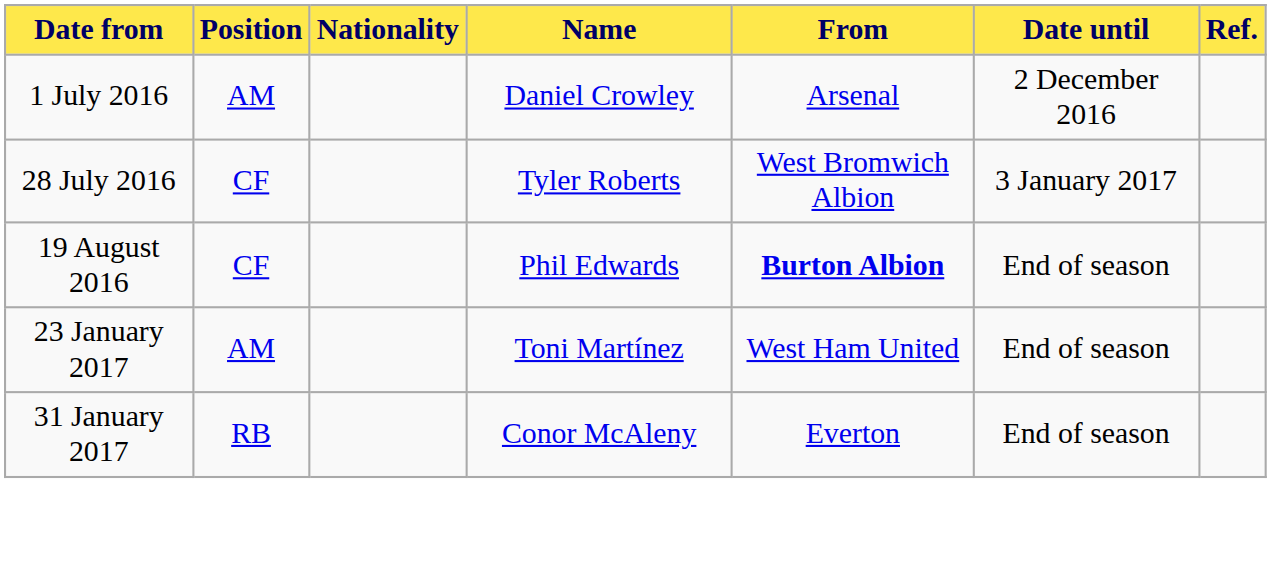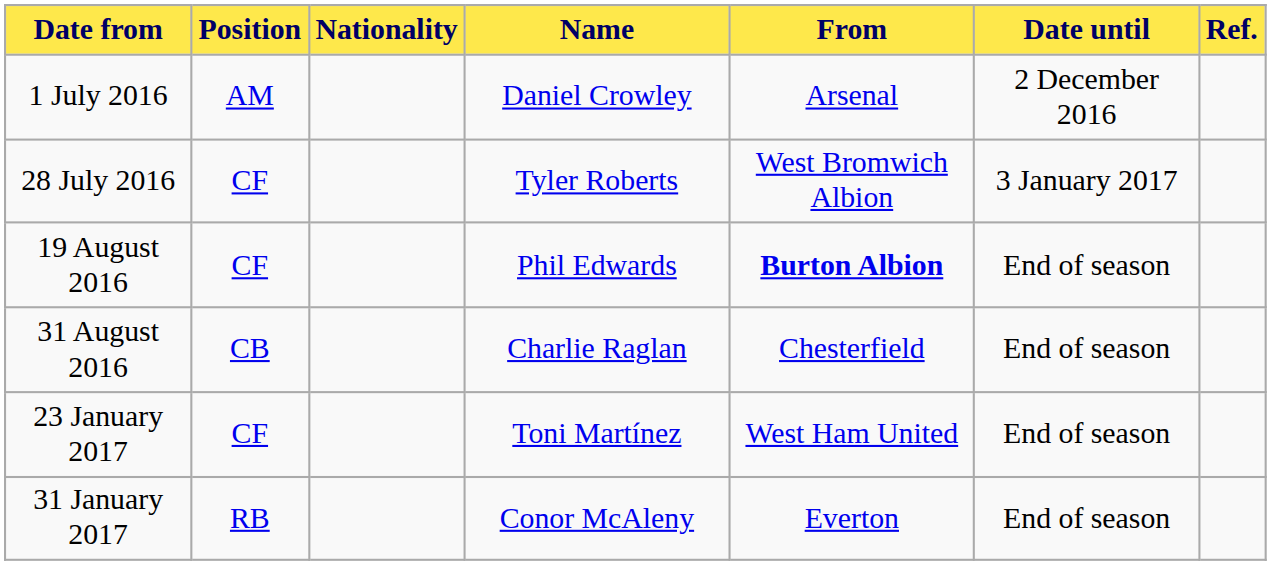+ row: (98, 349)
(251, 349) AM -> (250, 433) CF
